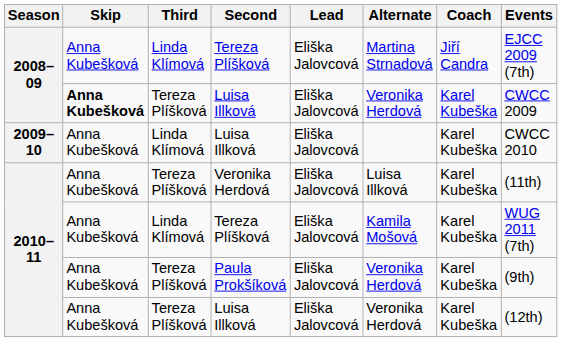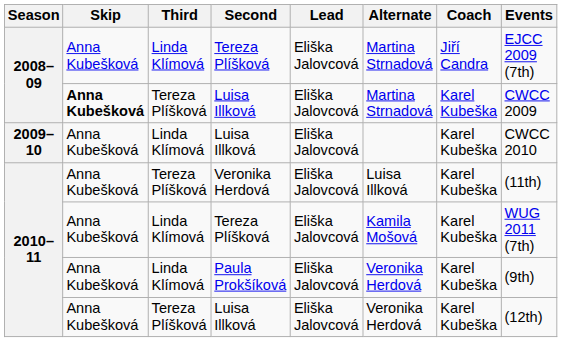(395, 103) Veronika Herdová -> (399, 103) Martina Strnadová
(179, 277) Tereza Plíšková -> (178, 277) Linda Klímová
